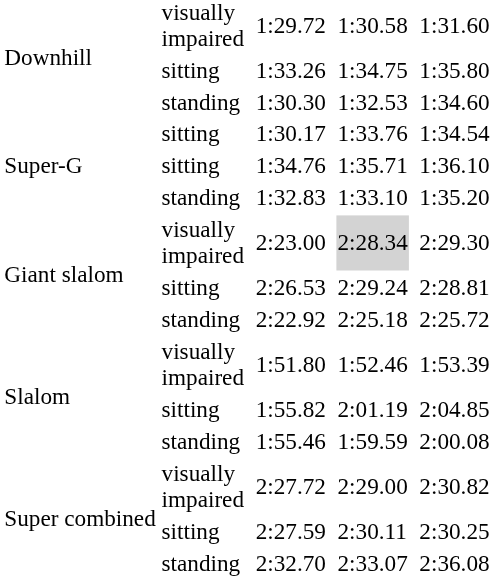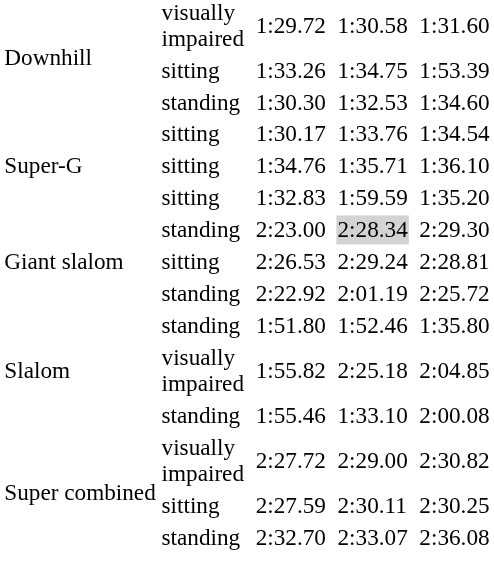(454, 70) 1:35.80 -> (454, 70) 1:53.39
(201, 197) standing -> (191, 197) sitting
(373, 197) 1:33.10 -> (373, 197) 1:59.59
(203, 242) visually impaired -> (201, 229) standing
(373, 319) 2:25.18 -> (373, 293) 2:01.19
(203, 364) visually impaired -> (201, 325) standing
(454, 364) 1:53.39 -> (454, 325) 1:35.80
(191, 409) sitting -> (203, 370) visually impaired
(373, 409) 2:01.19 -> (373, 370) 2:25.18
(373, 441) 1:59.59 -> (373, 415) 1:33.10
